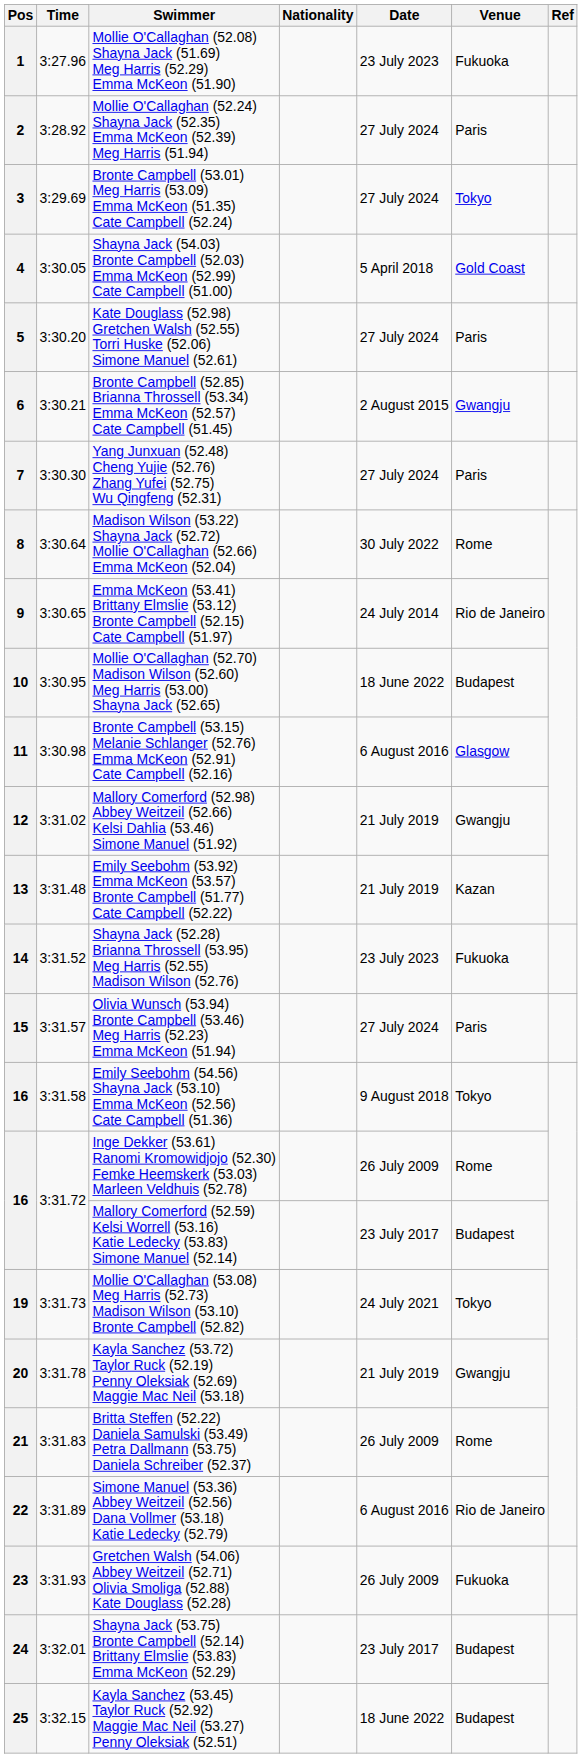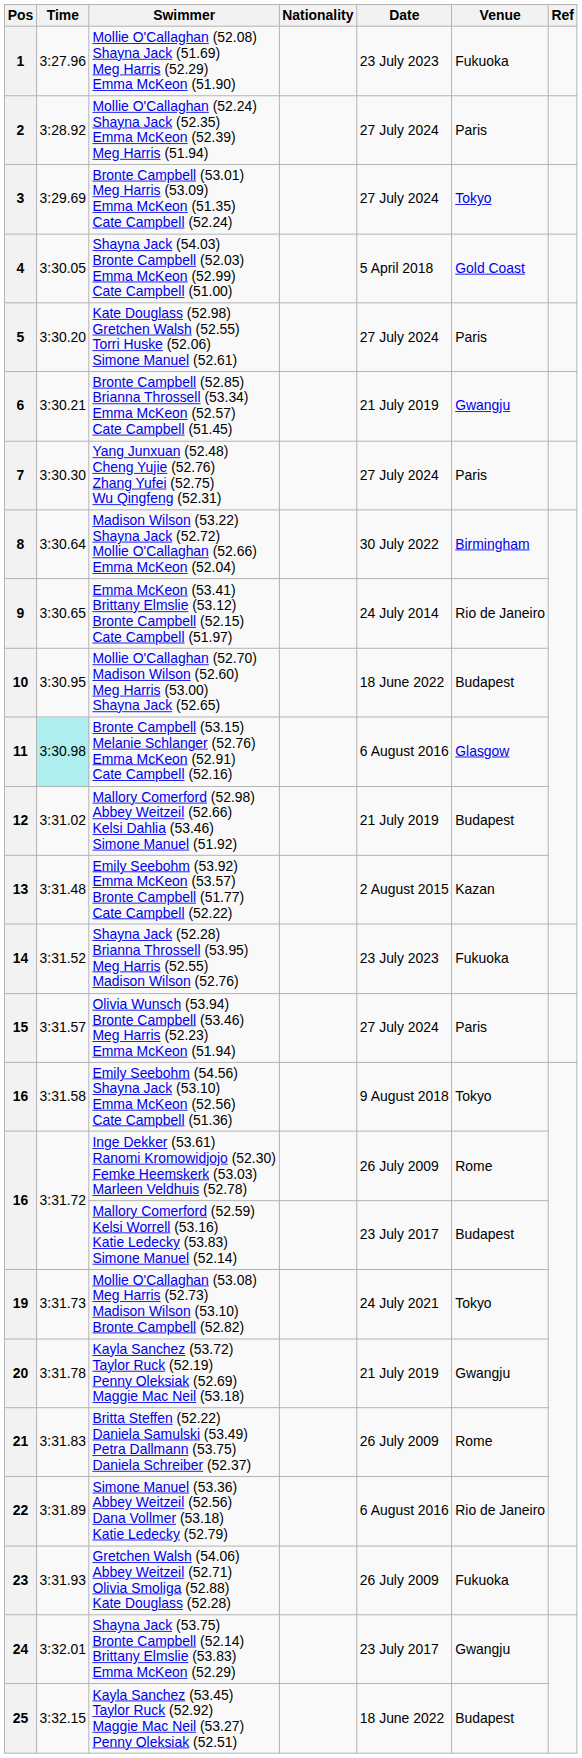(404, 406) 2 August 2015 -> (399, 406) 21 July 2019
(474, 544) Rome -> (492, 544) Birmingham
(63, 751) no background -> (63, 751) paleturquoise background
(483, 820) Gwangju -> (485, 820) Budapest
(399, 889) 21 July 2019 -> (404, 889) 2 August 2015
(485, 1649) Budapest -> (483, 1649) Gwangju
